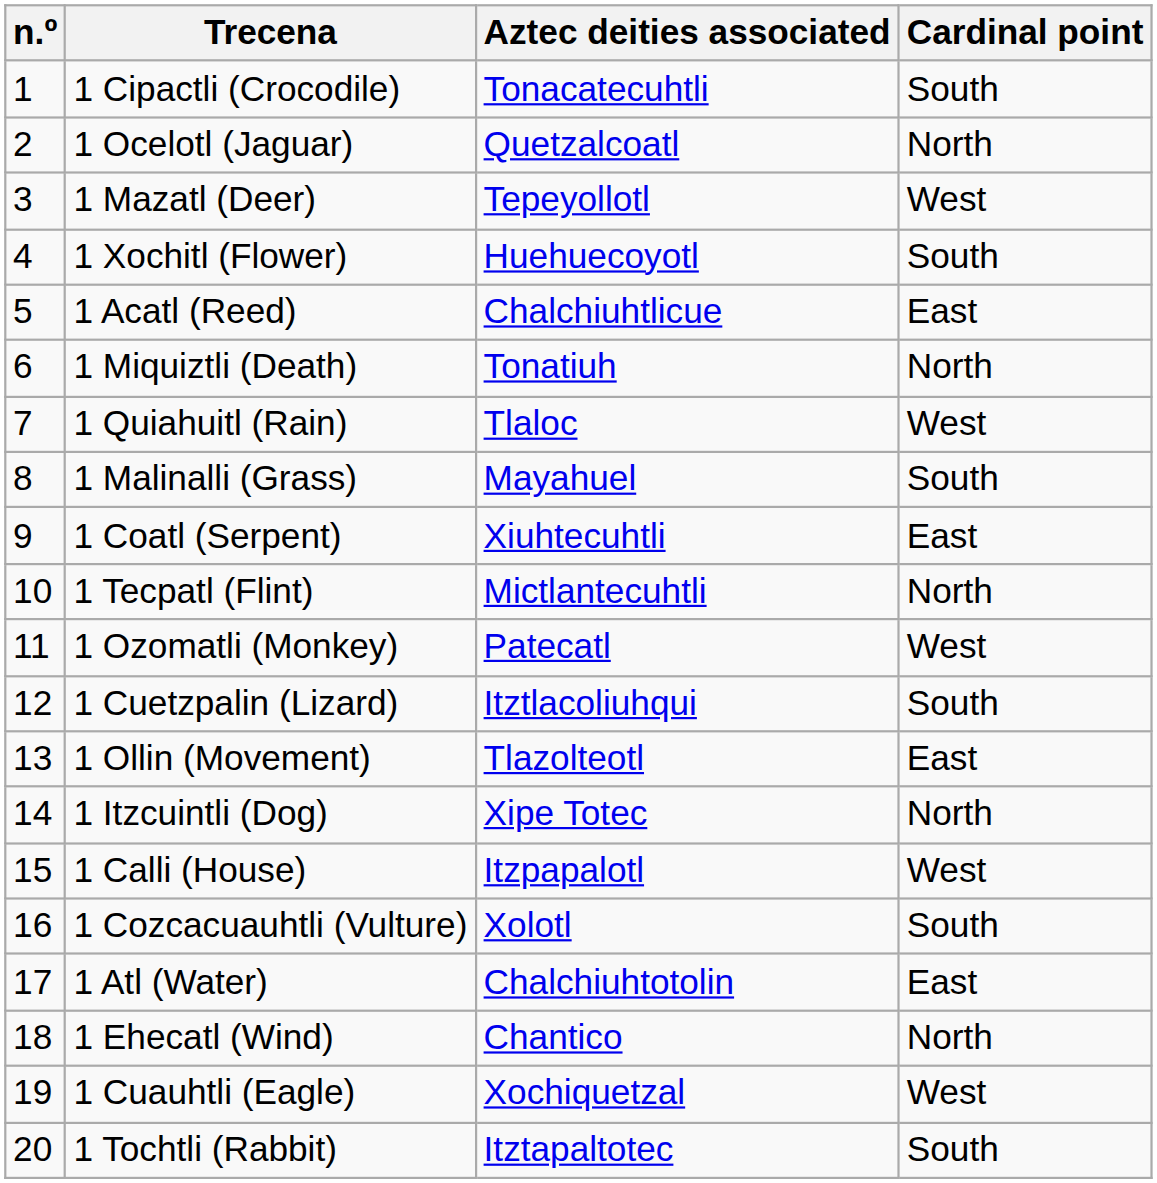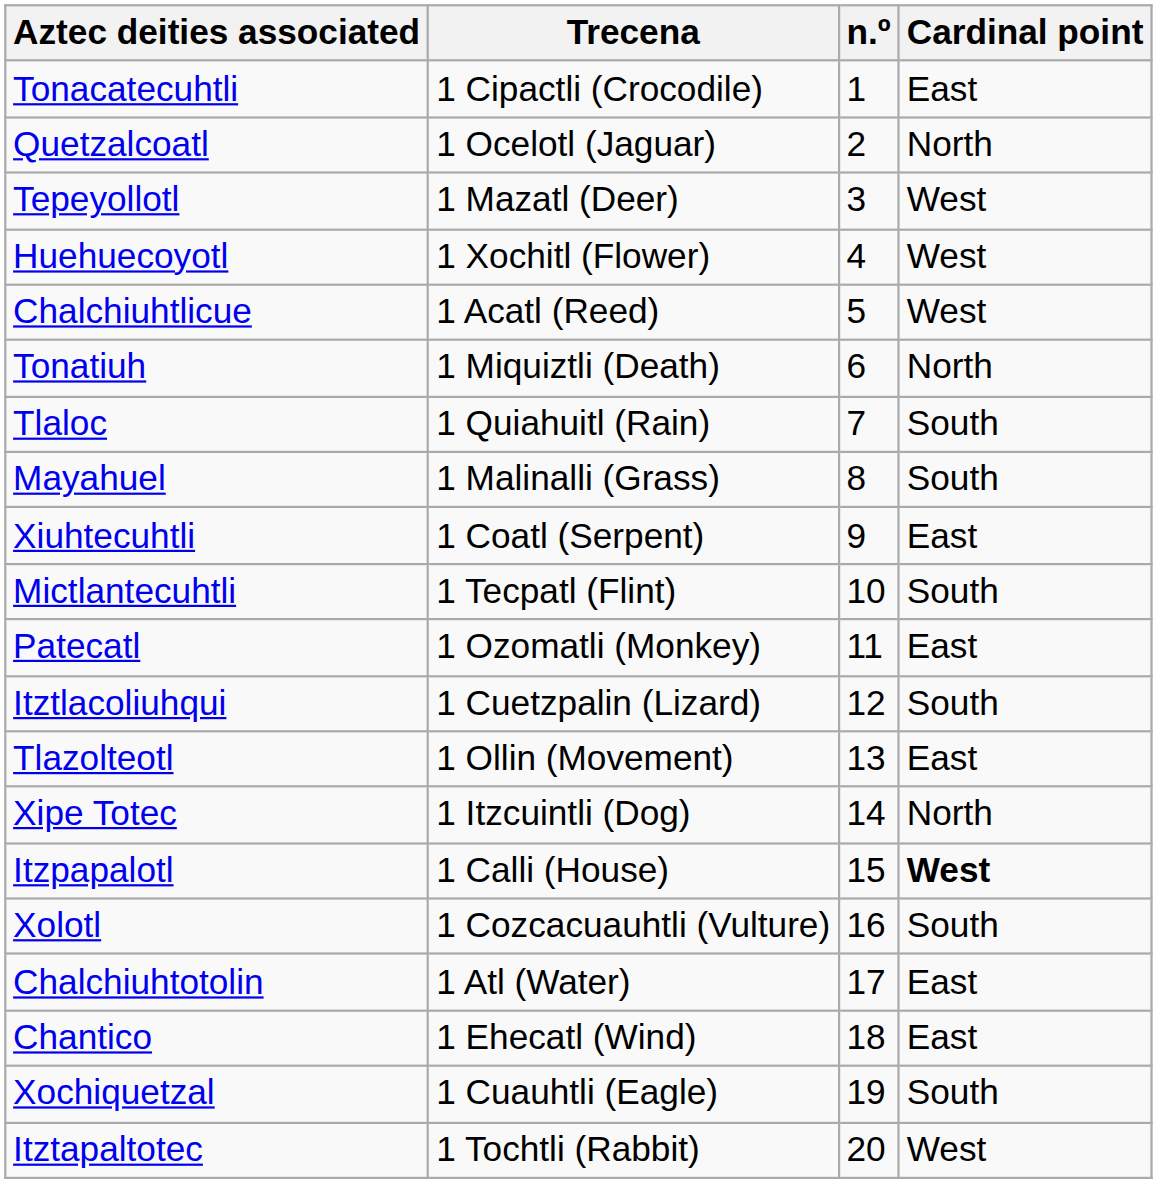columns swapped: (35, 32) <-> (687, 32)
(953, 88) South -> (942, 88) East
(953, 255) South -> (947, 255) West
(942, 311) East -> (947, 311) West
(947, 423) West -> (953, 423) South
(950, 590) North -> (953, 590) South
(947, 646) West -> (942, 646) East
(947, 869) normal -> (948, 869) bold
(950, 1037) North -> (942, 1037) East
(947, 1093) West -> (953, 1093) South
(953, 1149) South -> (947, 1149) West
